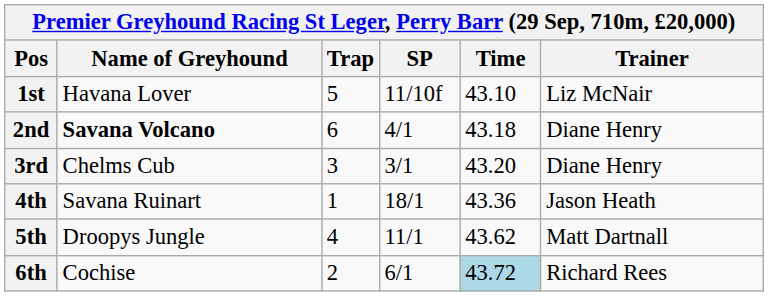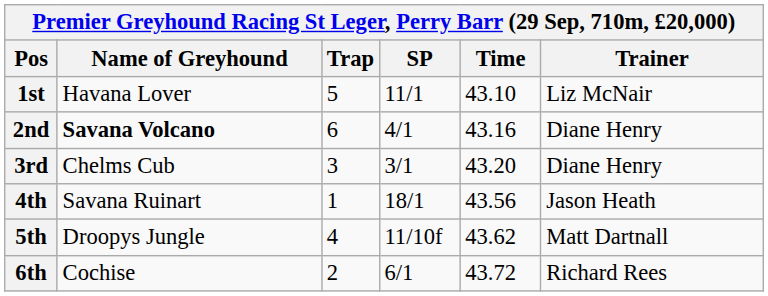(413, 93) 11/10f -> (404, 93) 11/1
(491, 129) 43.18 -> (491, 129) 43.16
(491, 201) 43.36 -> (491, 201) 43.56
(404, 237) 11/1 -> (413, 237) 11/10f
(491, 272) lightblue background -> (491, 272) no background
